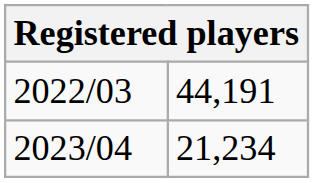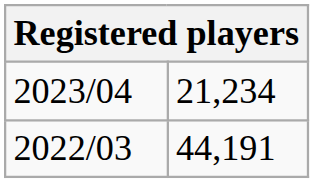rows swapped: (73, 90) <-> (73, 147)
